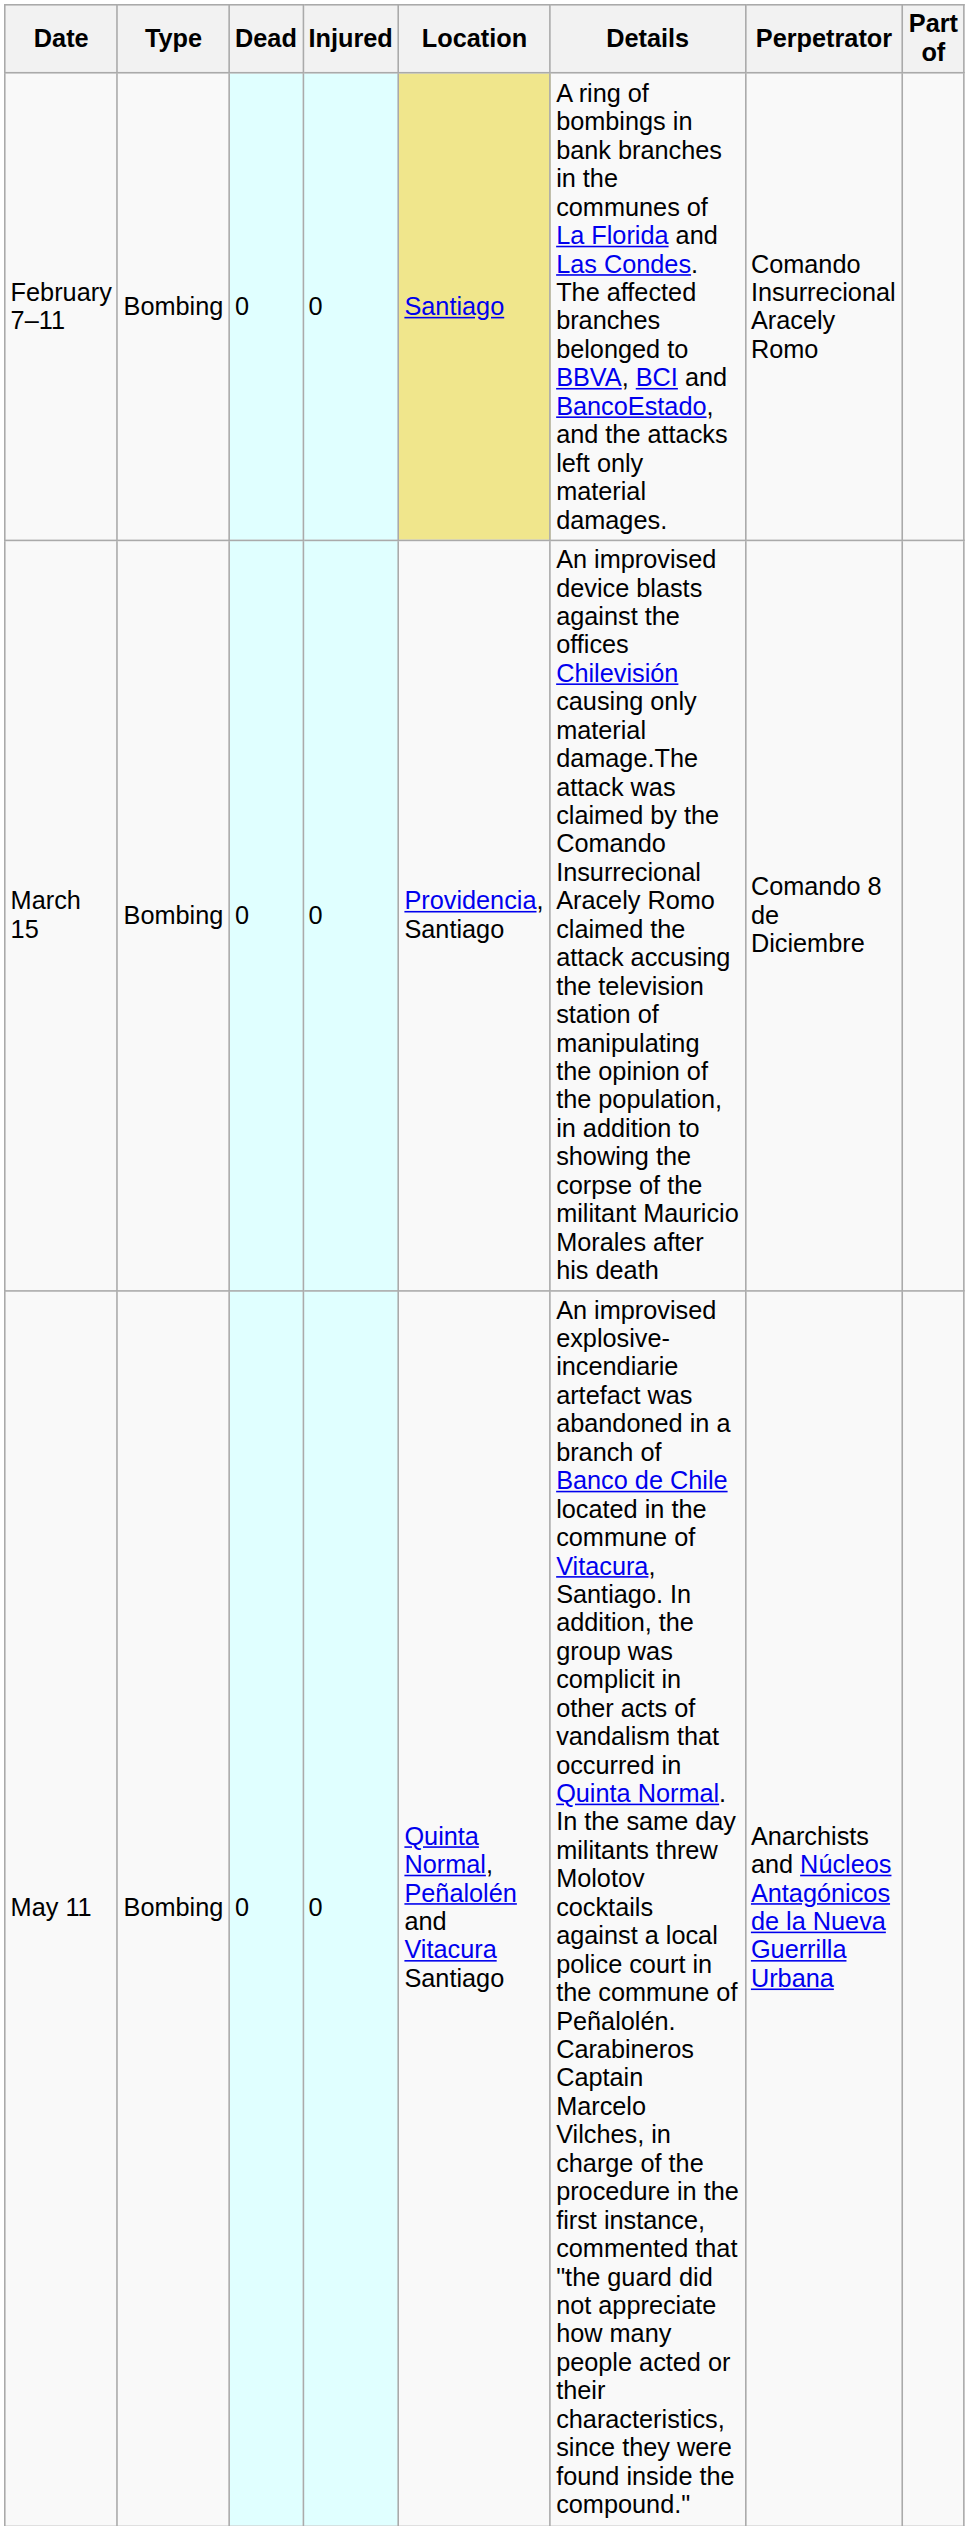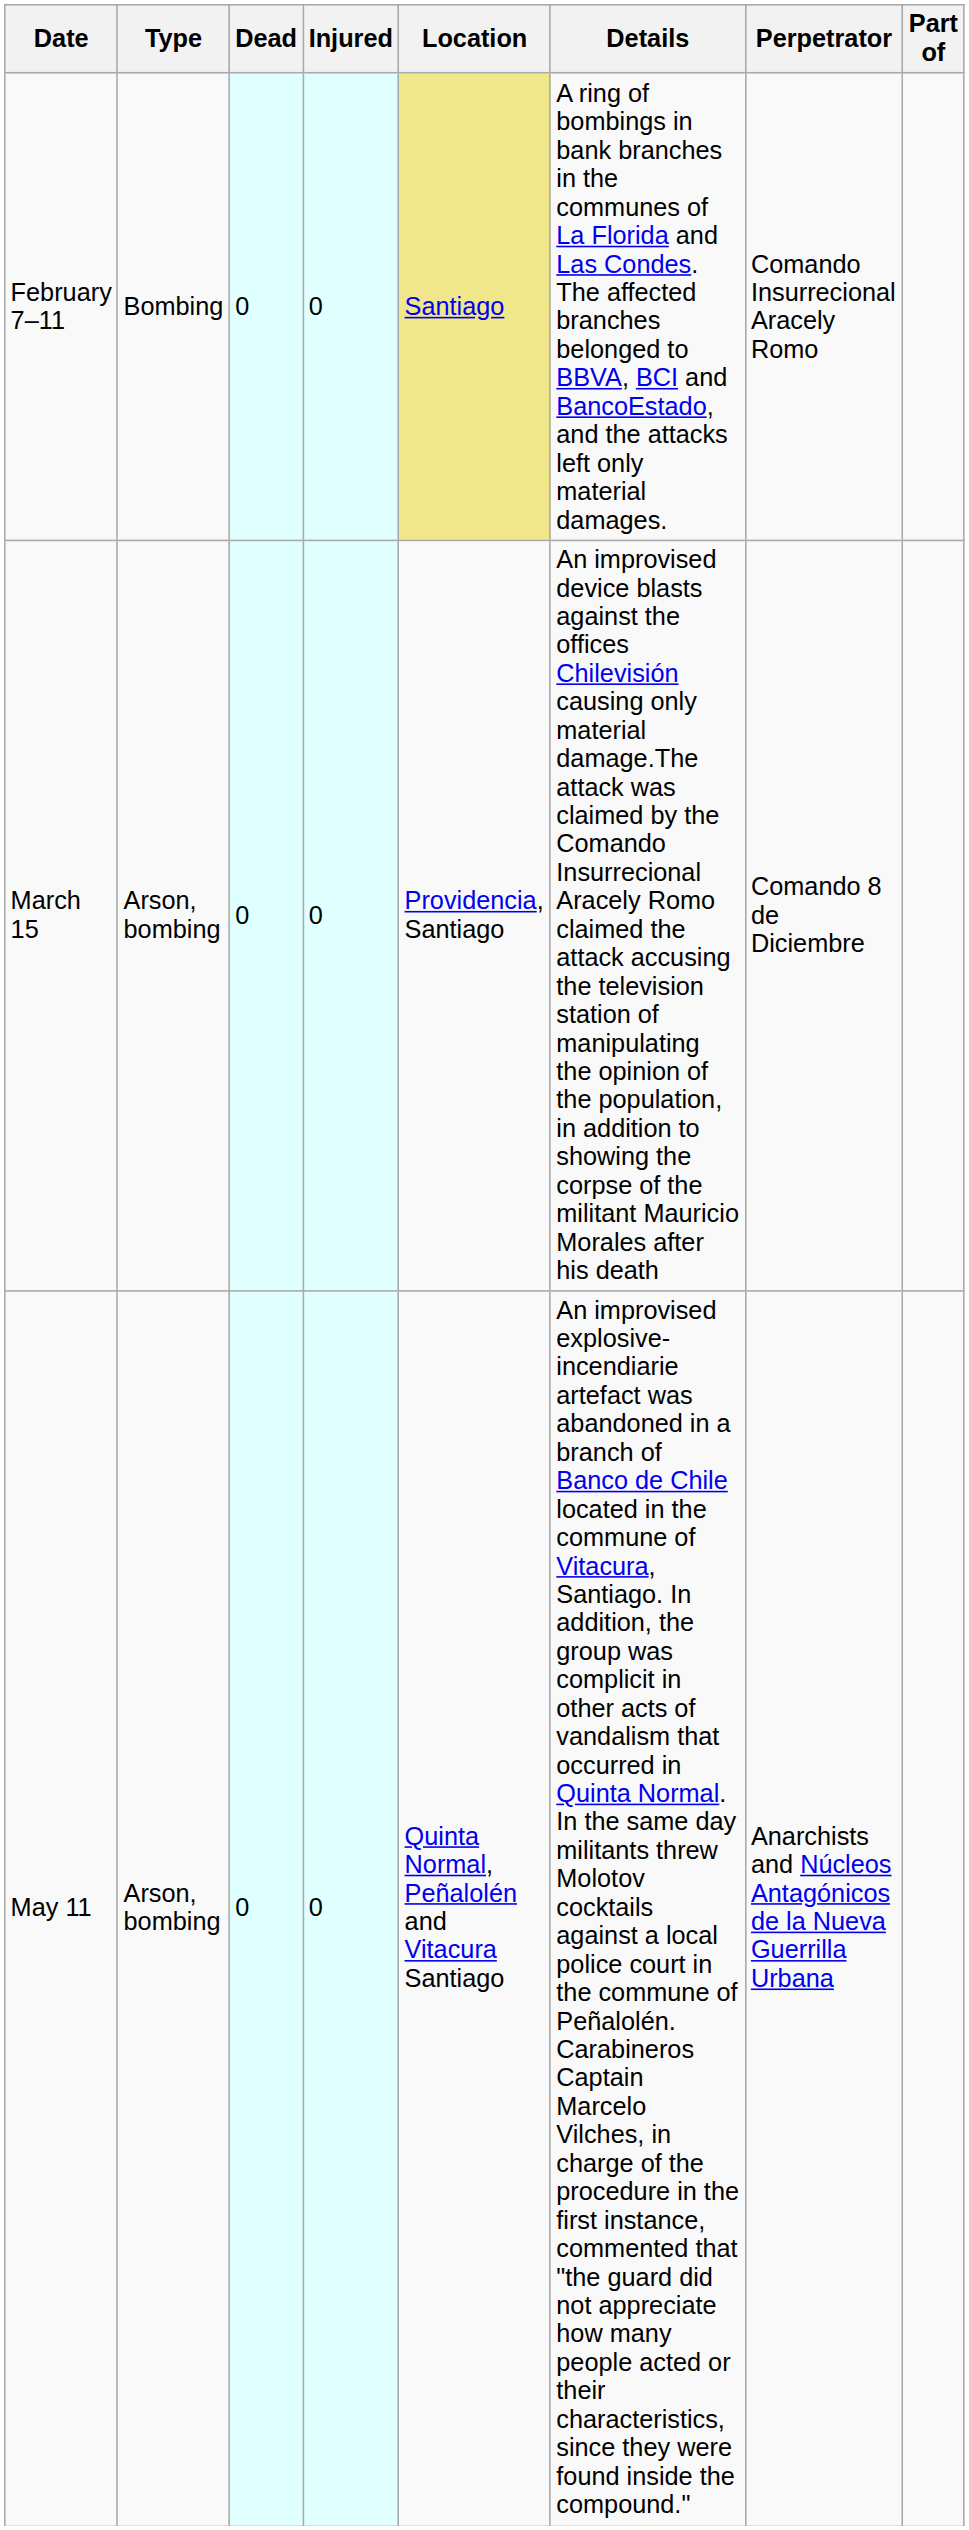(173, 915) Bombing -> (172, 915) Arson, bombing
(173, 1908) Bombing -> (172, 1908) Arson, bombing
